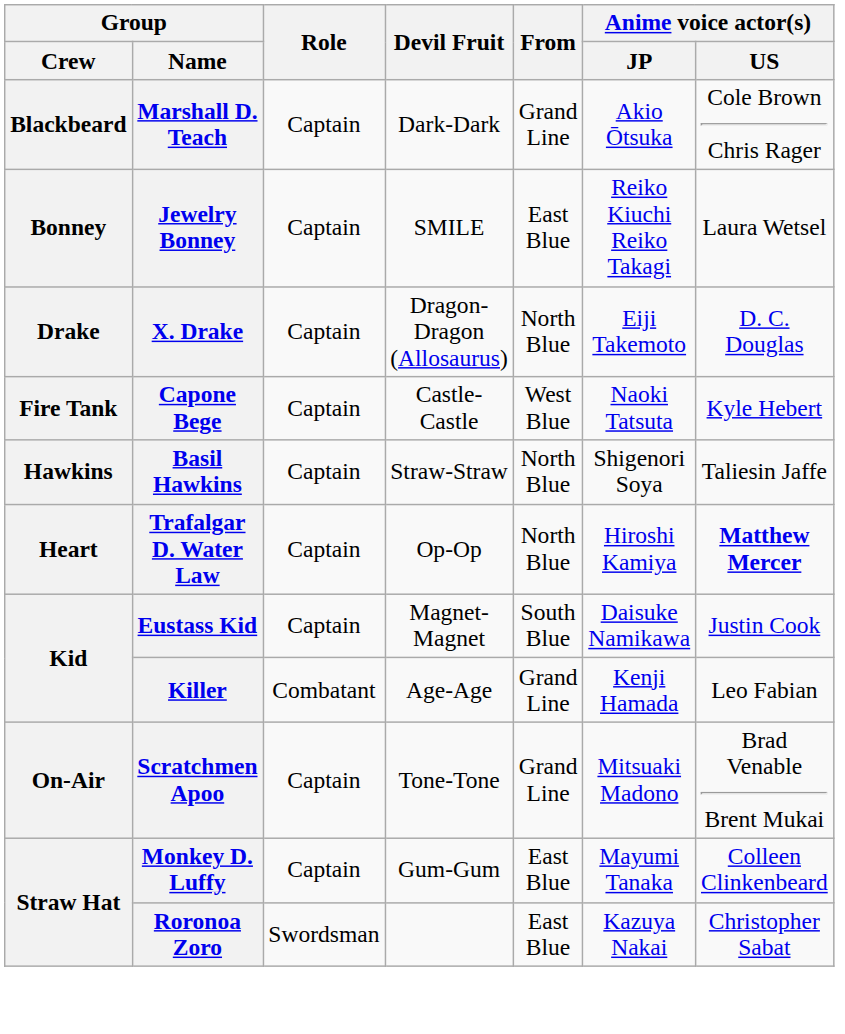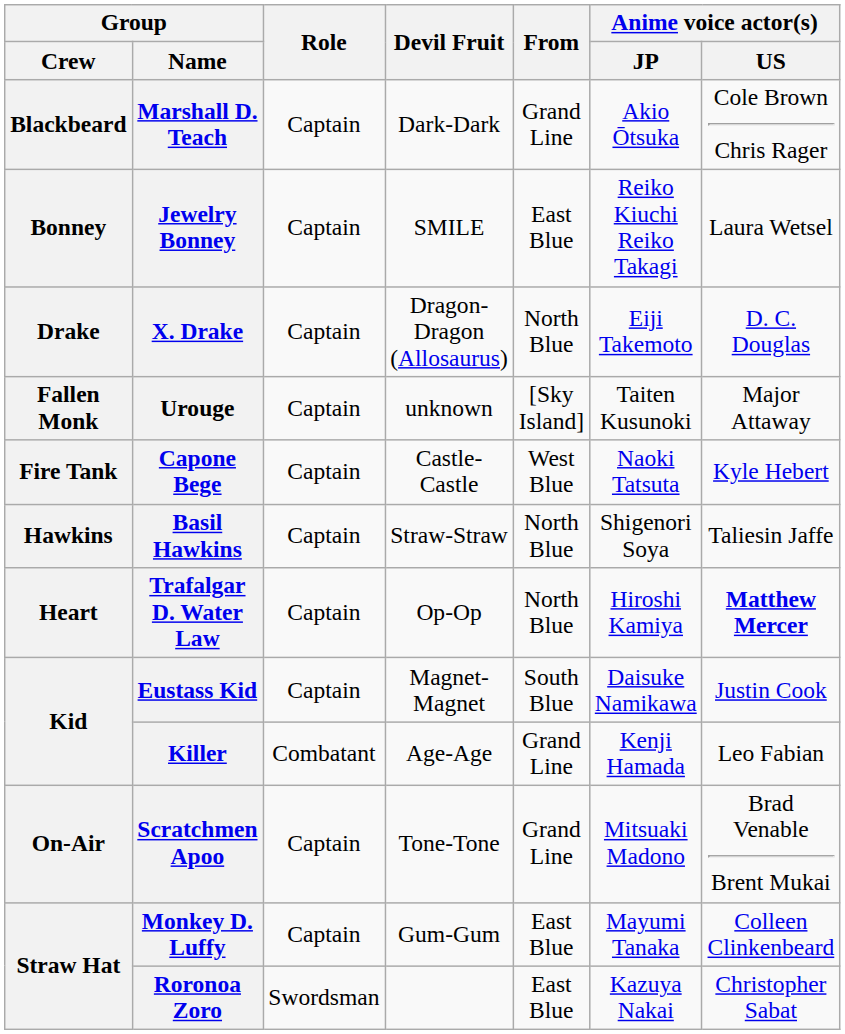+ row: (197, 408)
